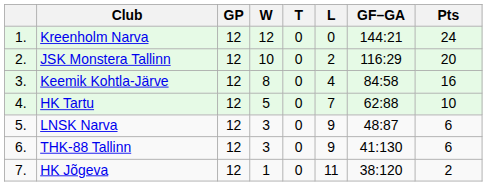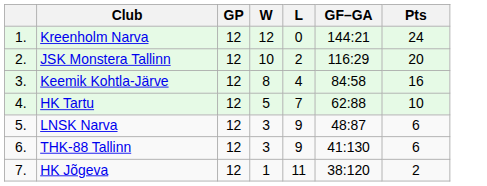- column: (299, 15)
